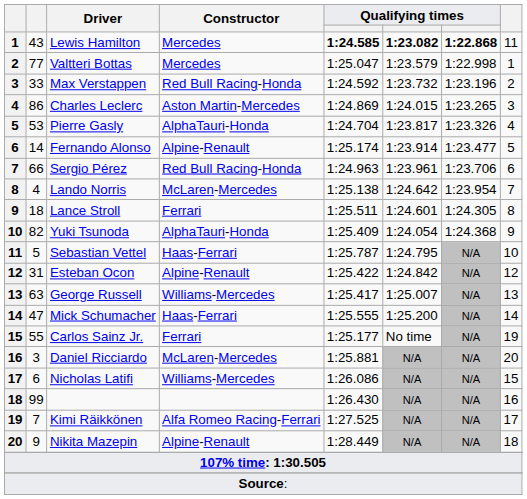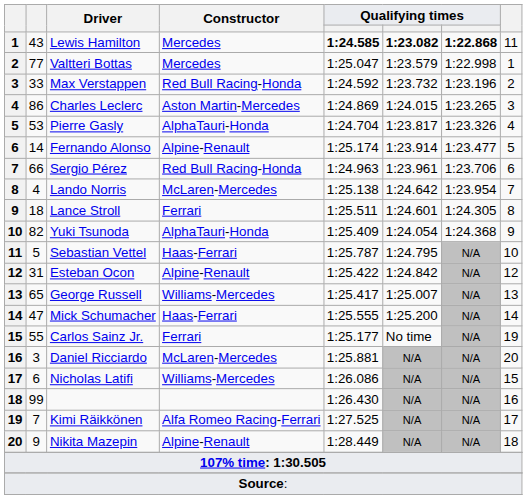(36, 294) 63 -> (36, 294) 65
